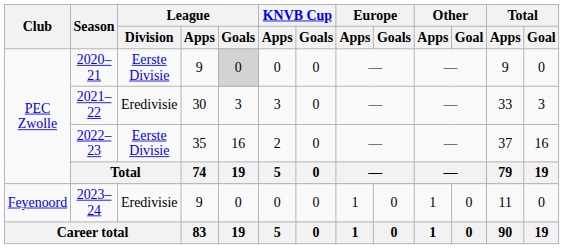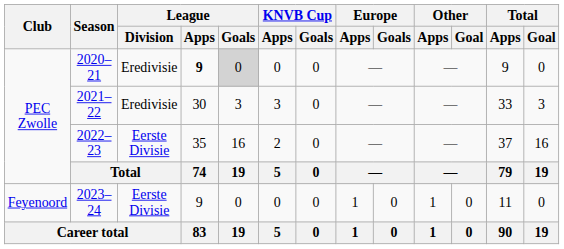(149, 67) Eerste Divisie -> (149, 67) Eredivisie
(199, 67) normal -> (199, 67) bold
(149, 202) Eredivisie -> (149, 202) Eerste Divisie
